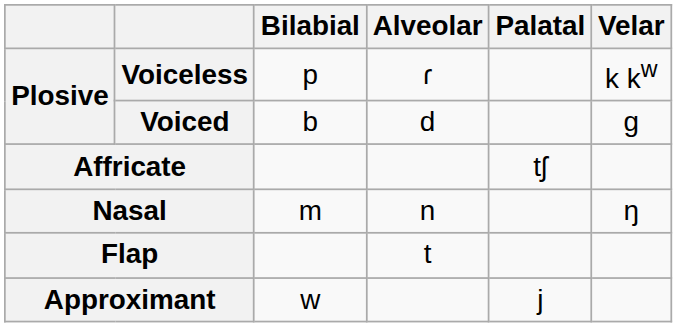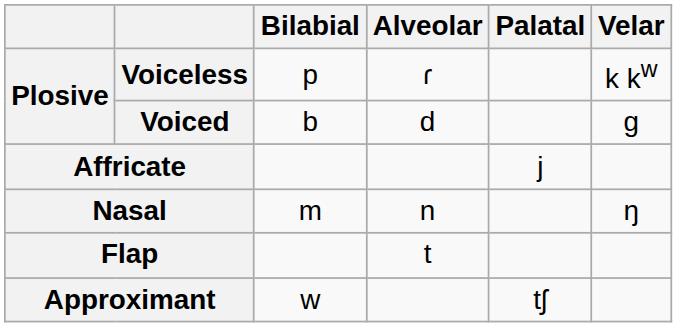(540, 166) tʃ -> (540, 166) j
(540, 299) j -> (540, 299) tʃ
